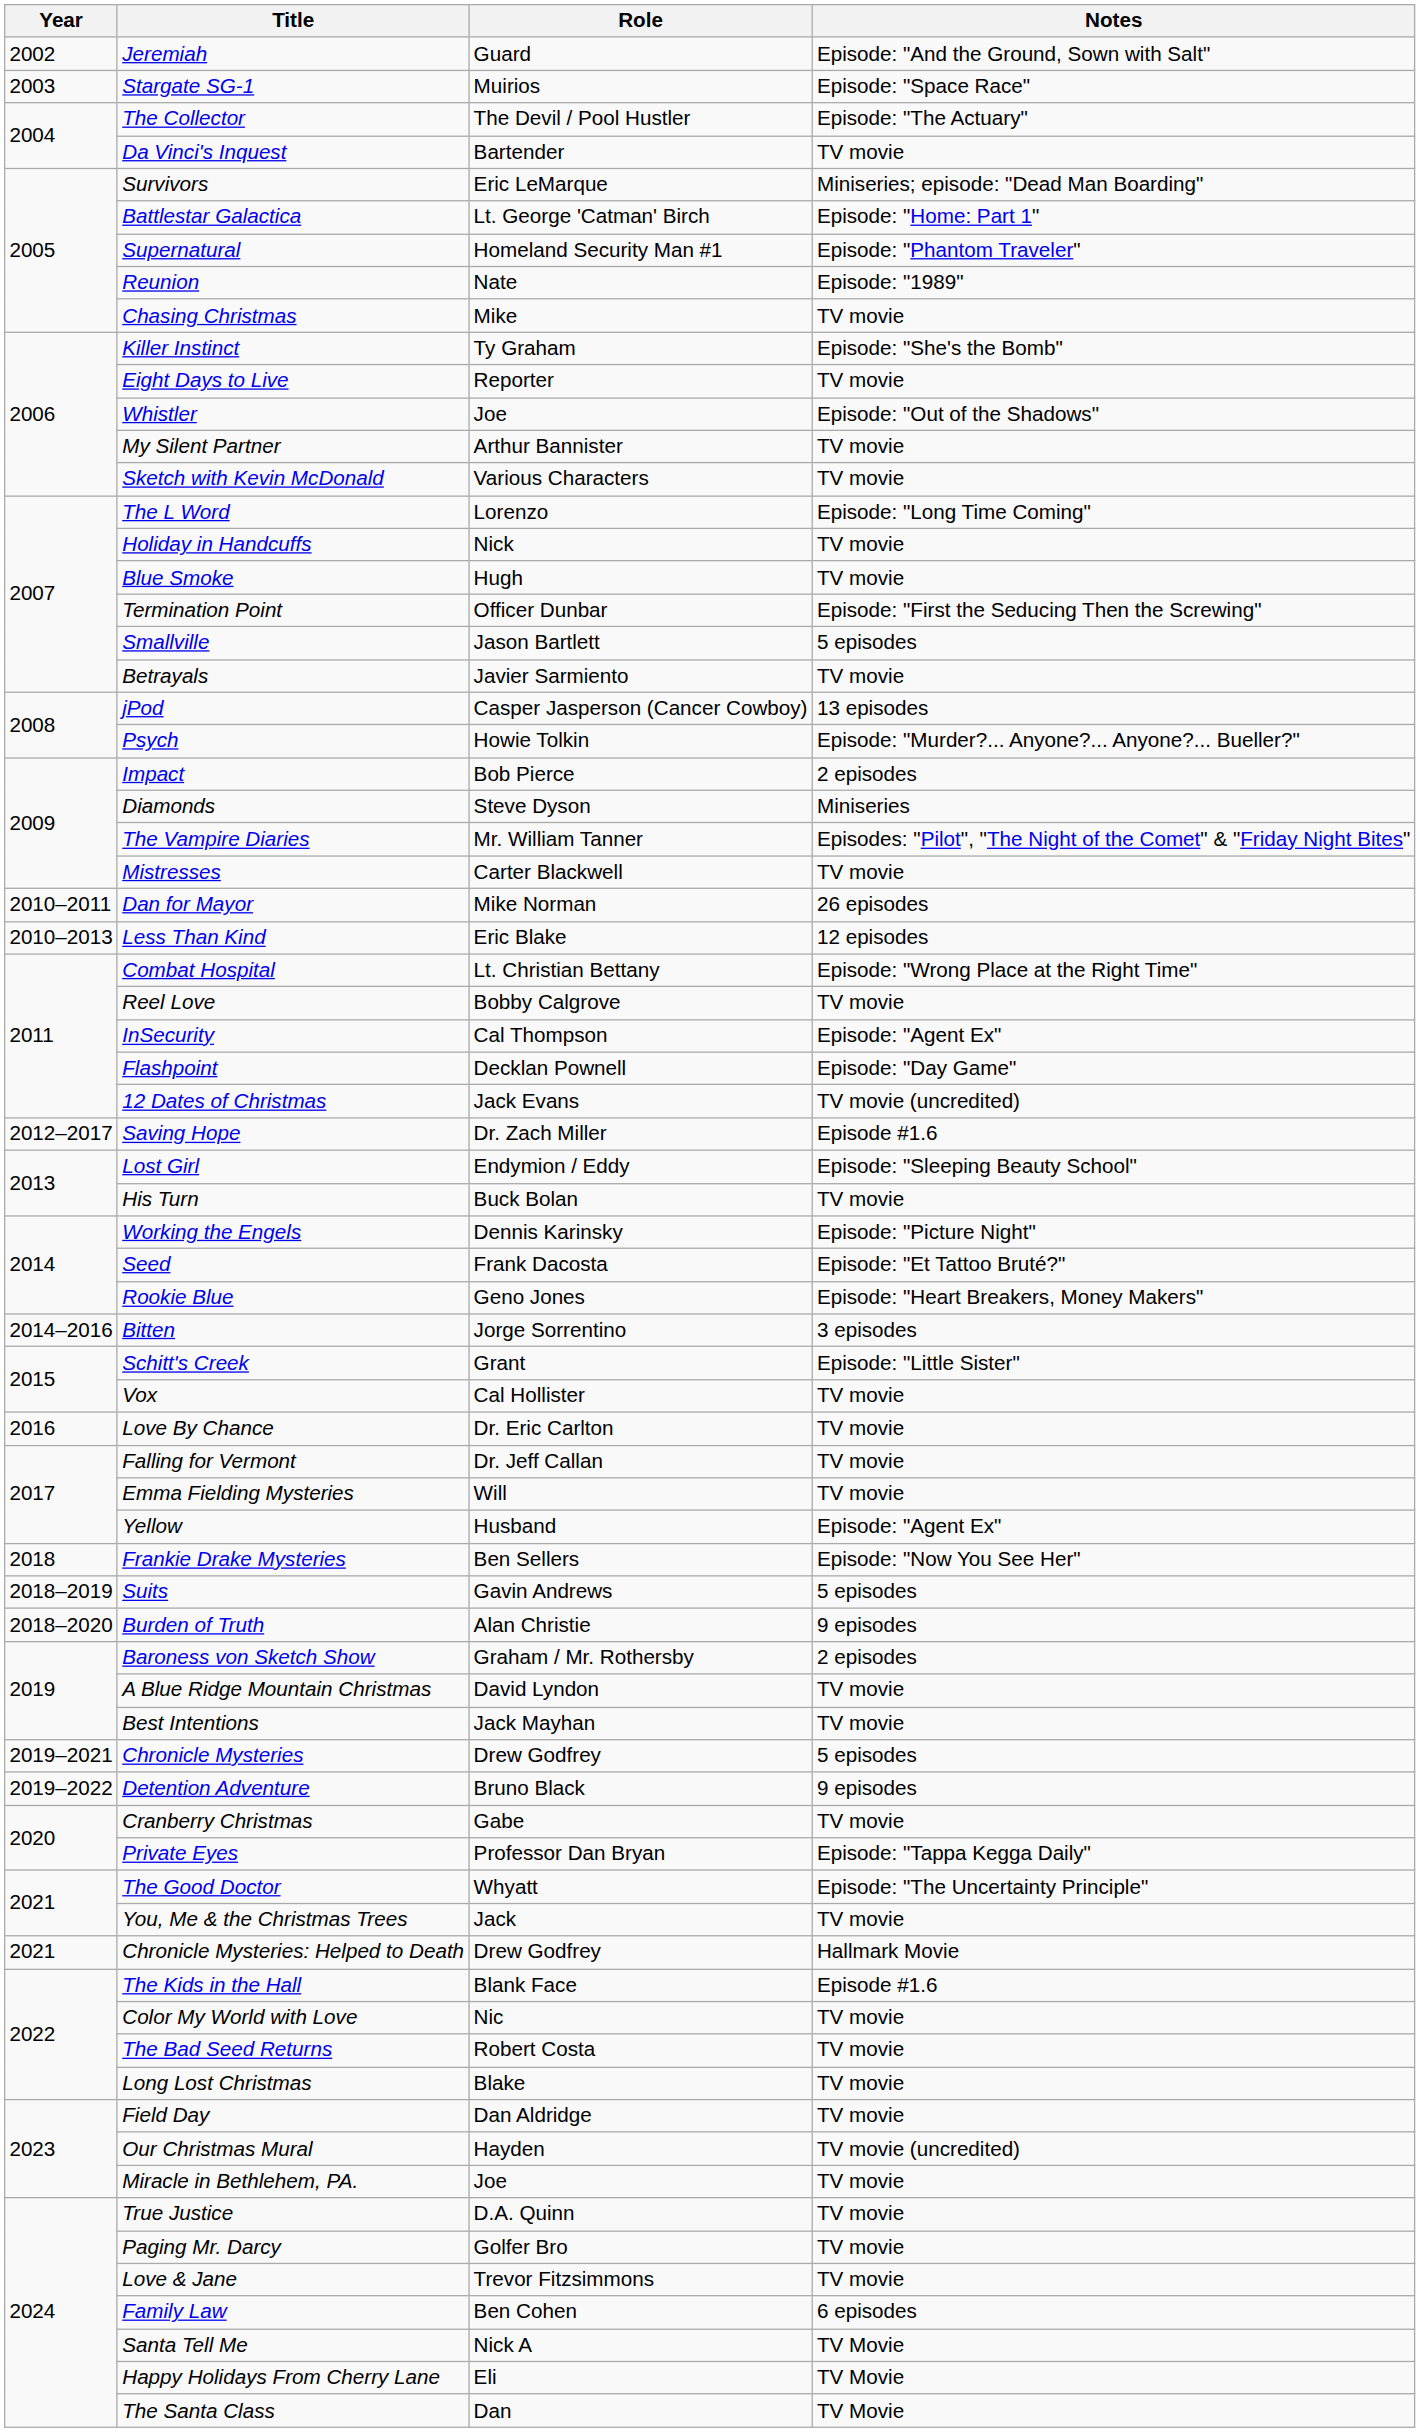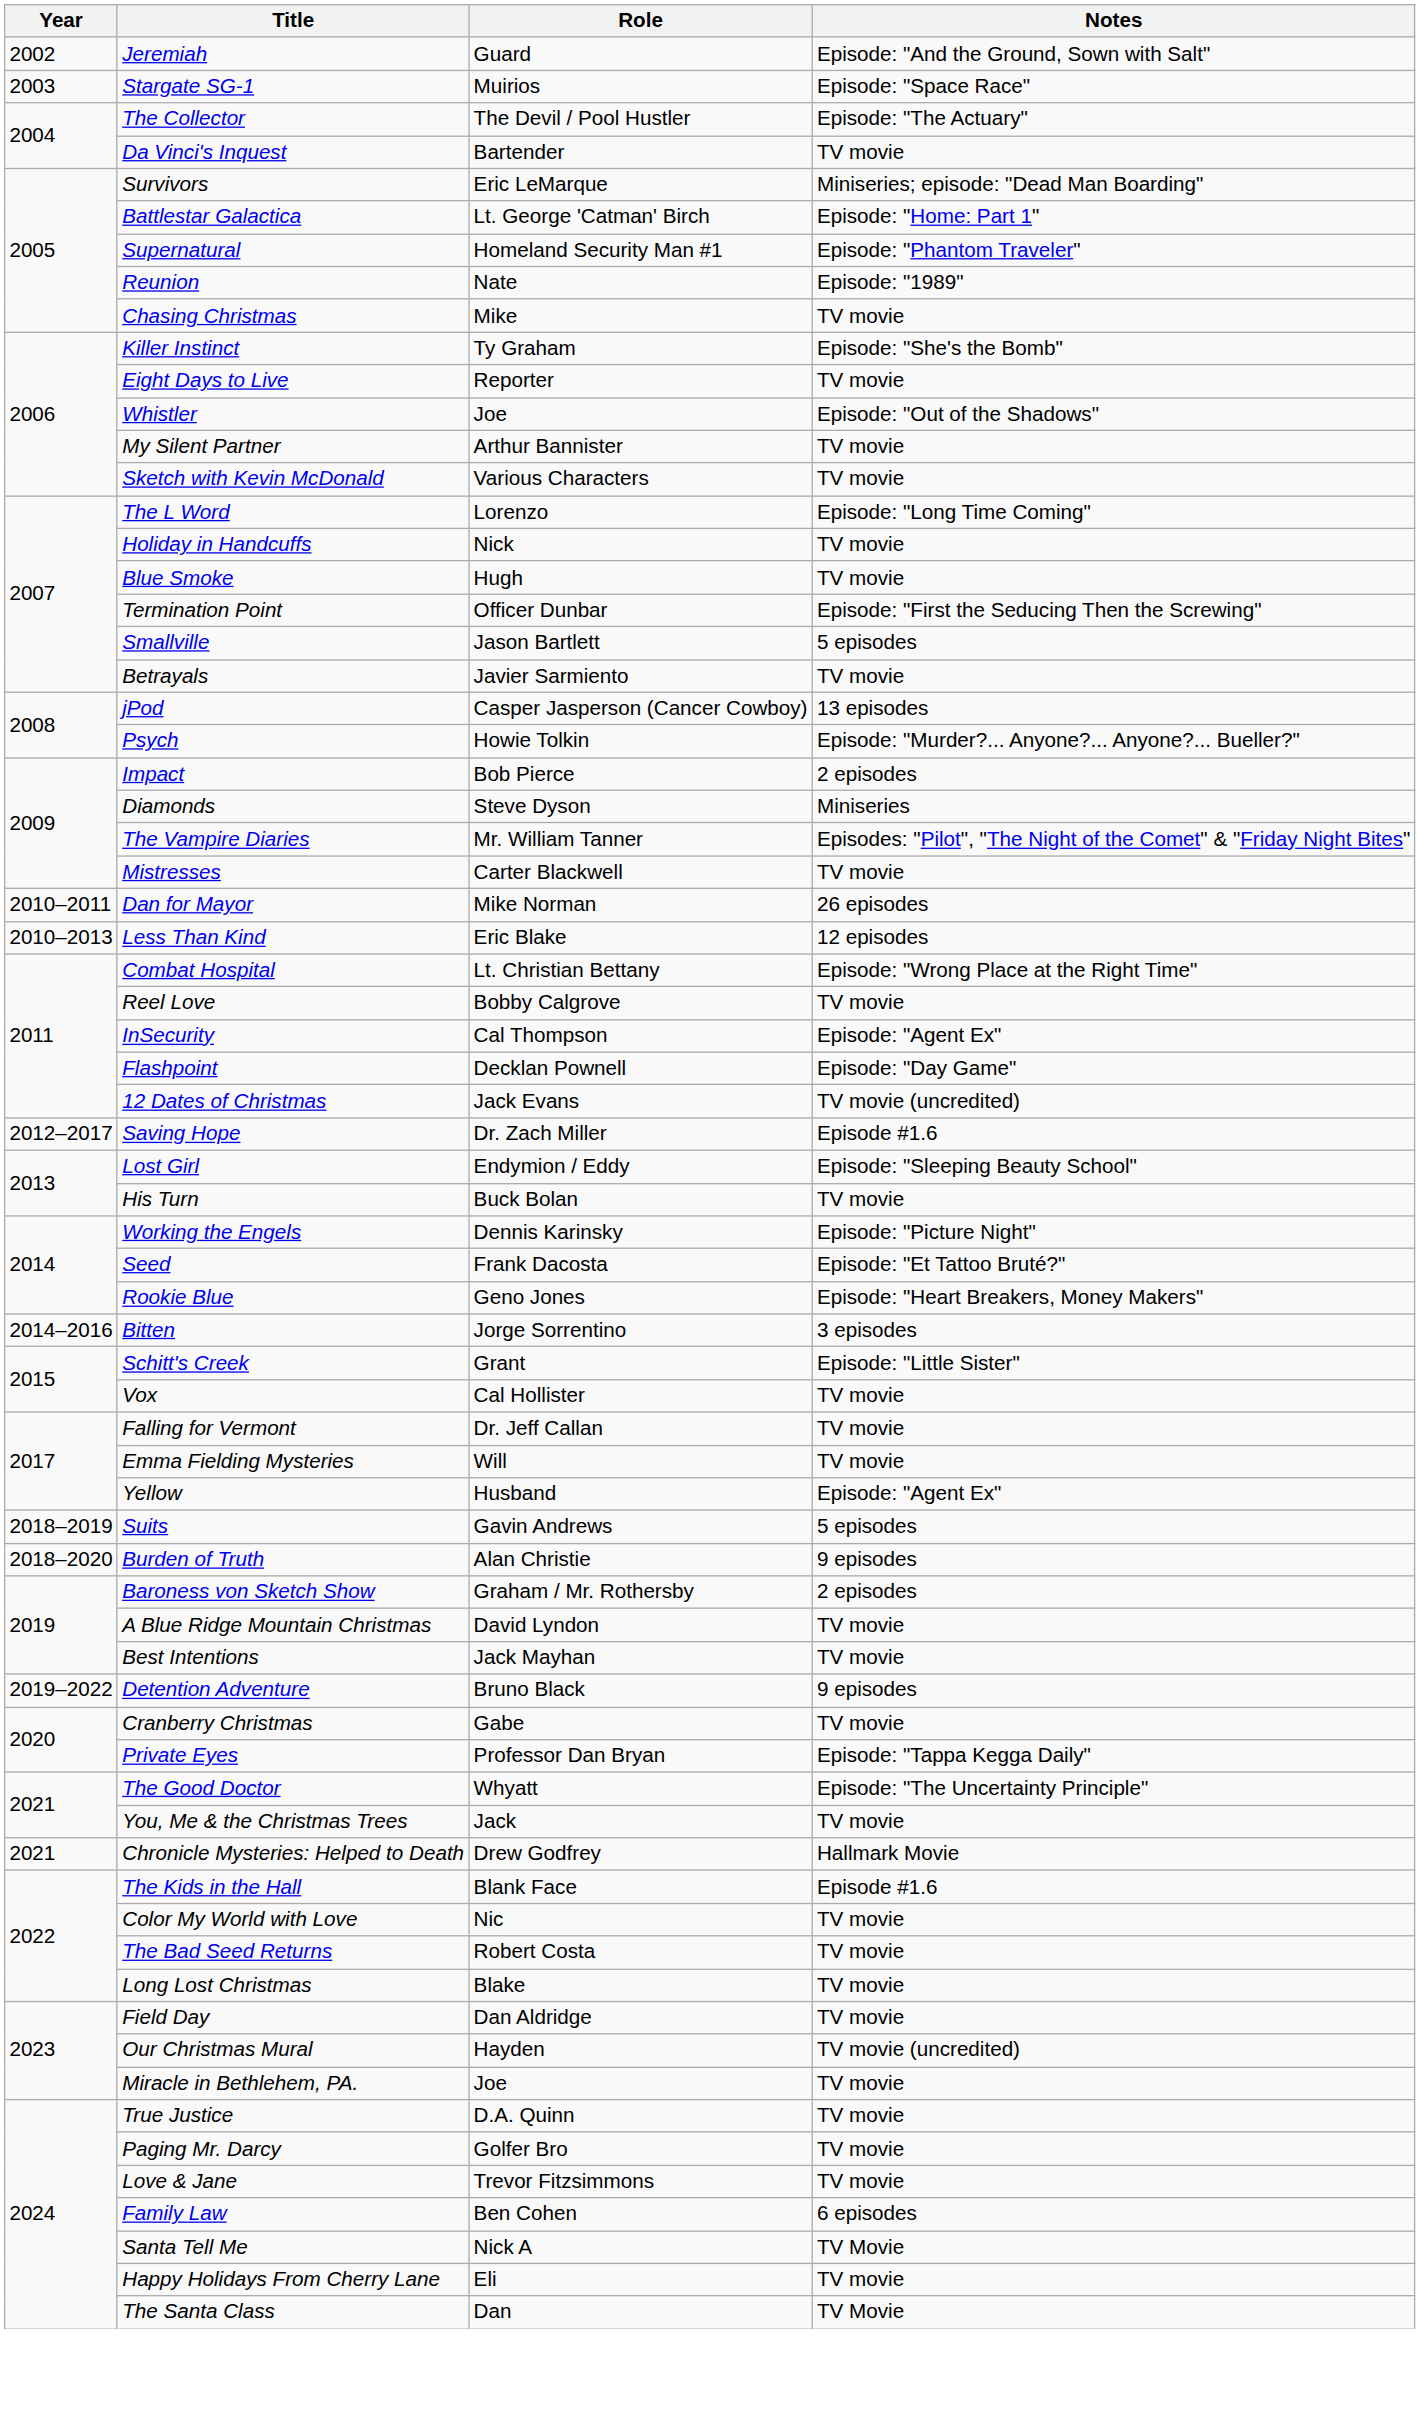- row: (198, 1428)
- row: (234, 1559)
- row: (213, 1755)
(861, 2377) TV Movie -> (861, 2279) TV movie
